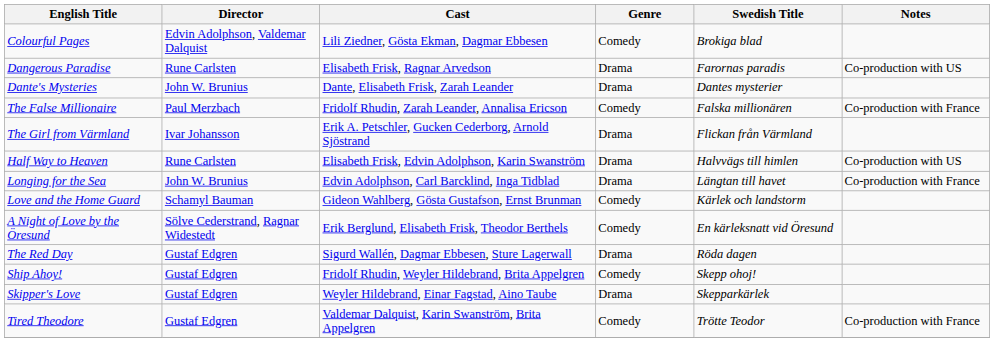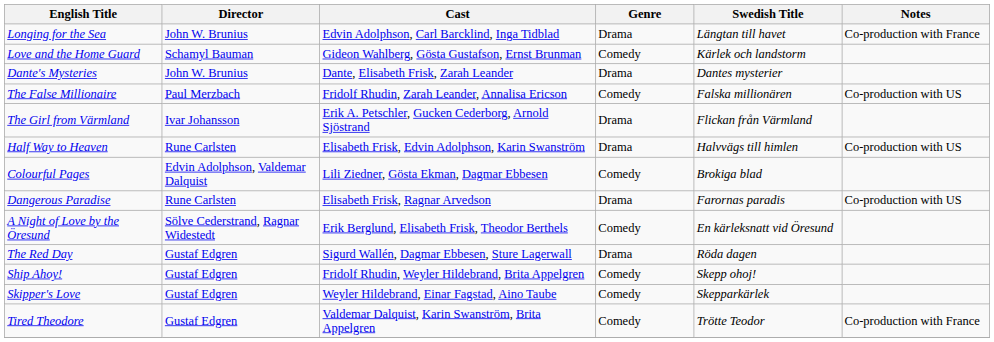rows swapped: (48, 41) <-> (57, 181)
rows swapped: (59, 68) <-> (74, 200)
(912, 107) Co-production with France -> (903, 93) Co-production with US
(615, 294) Drama -> (619, 294) Comedy
